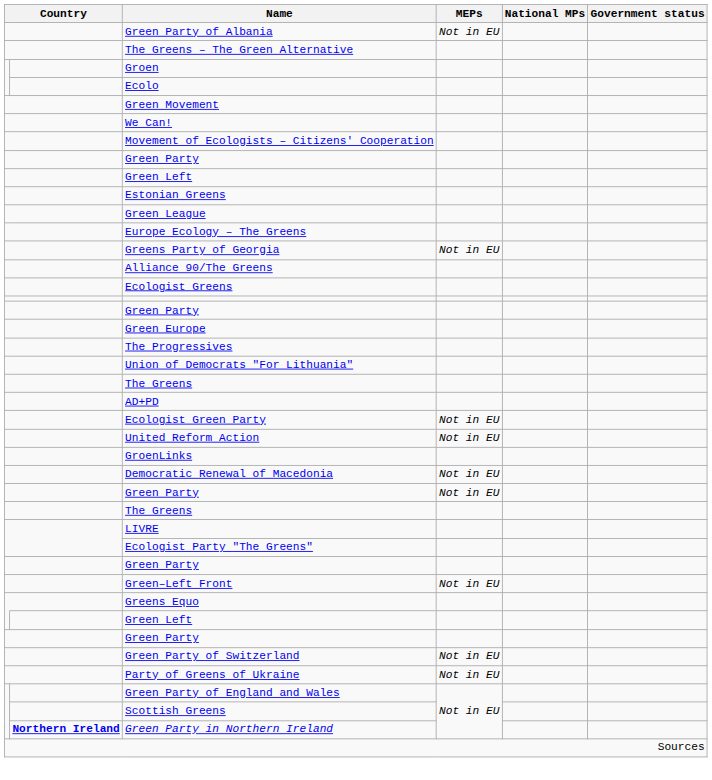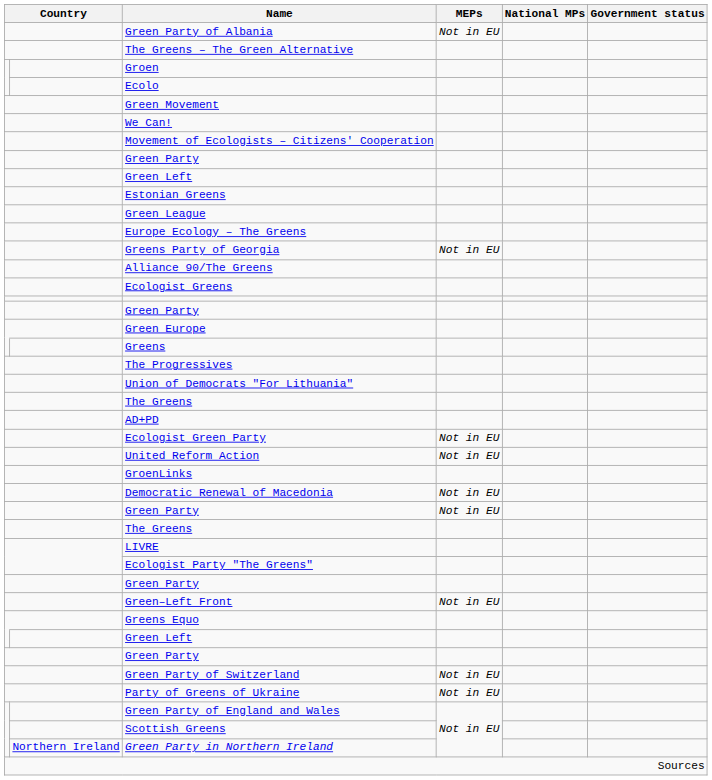+ row: (145, 347)
(66, 729) bold -> (66, 748) normal
